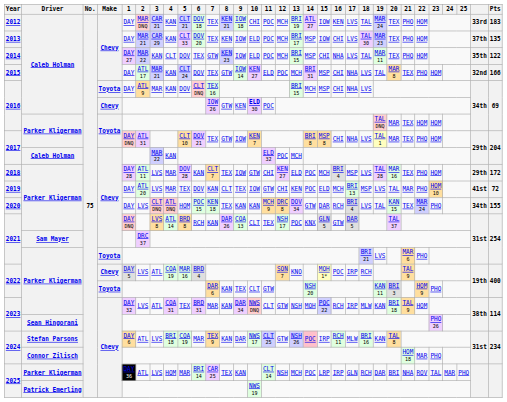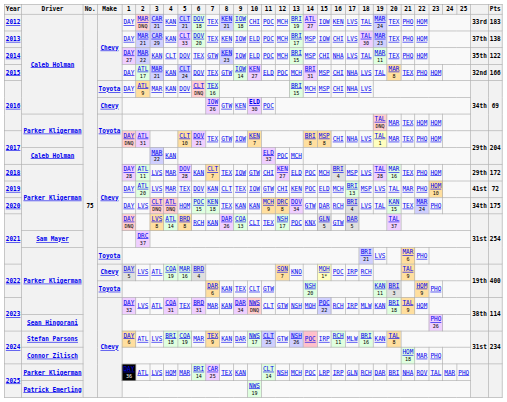(495, 39) 135 -> (495, 39) 138
(495, 206) 155 -> (495, 206) 175
